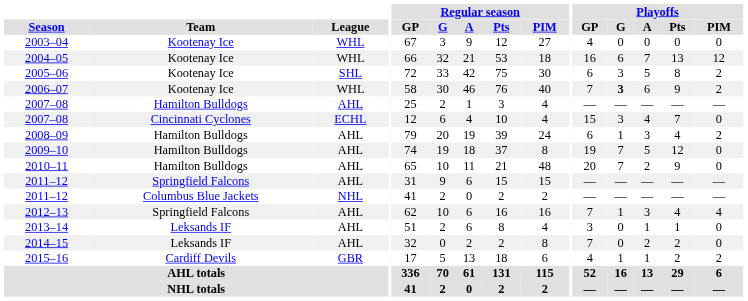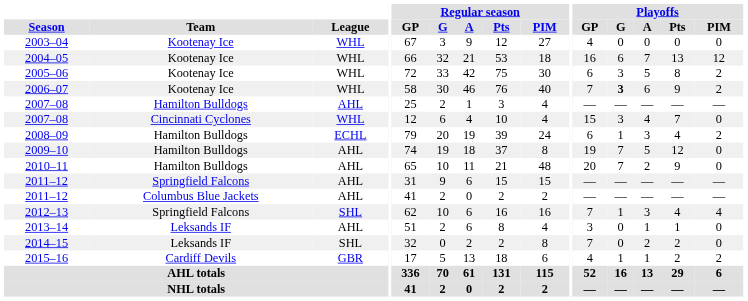(350, 73) SHL -> (350, 73) WHL
(350, 119) ECHL -> (350, 119) WHL
(350, 135) AHL -> (350, 135) ECHL
(350, 196) NHL -> (350, 196) AHL
(350, 212) AHL -> (350, 212) SHL
(350, 242) AHL -> (350, 242) SHL
